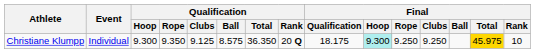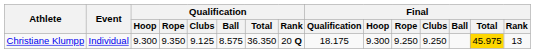(378, 41) paleturquoise background -> (378, 41) no background
(517, 41) 10 -> (517, 41) 13
